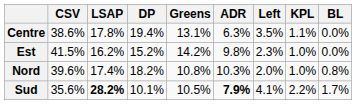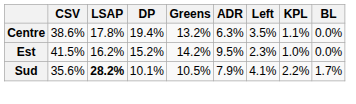(194, 33) 13.1% -> (194, 33) 13.2%
(237, 52) 9.8% -> (230, 52) 9.5%
- row: (26, 71)
(237, 90) bold -> (230, 71) normal
